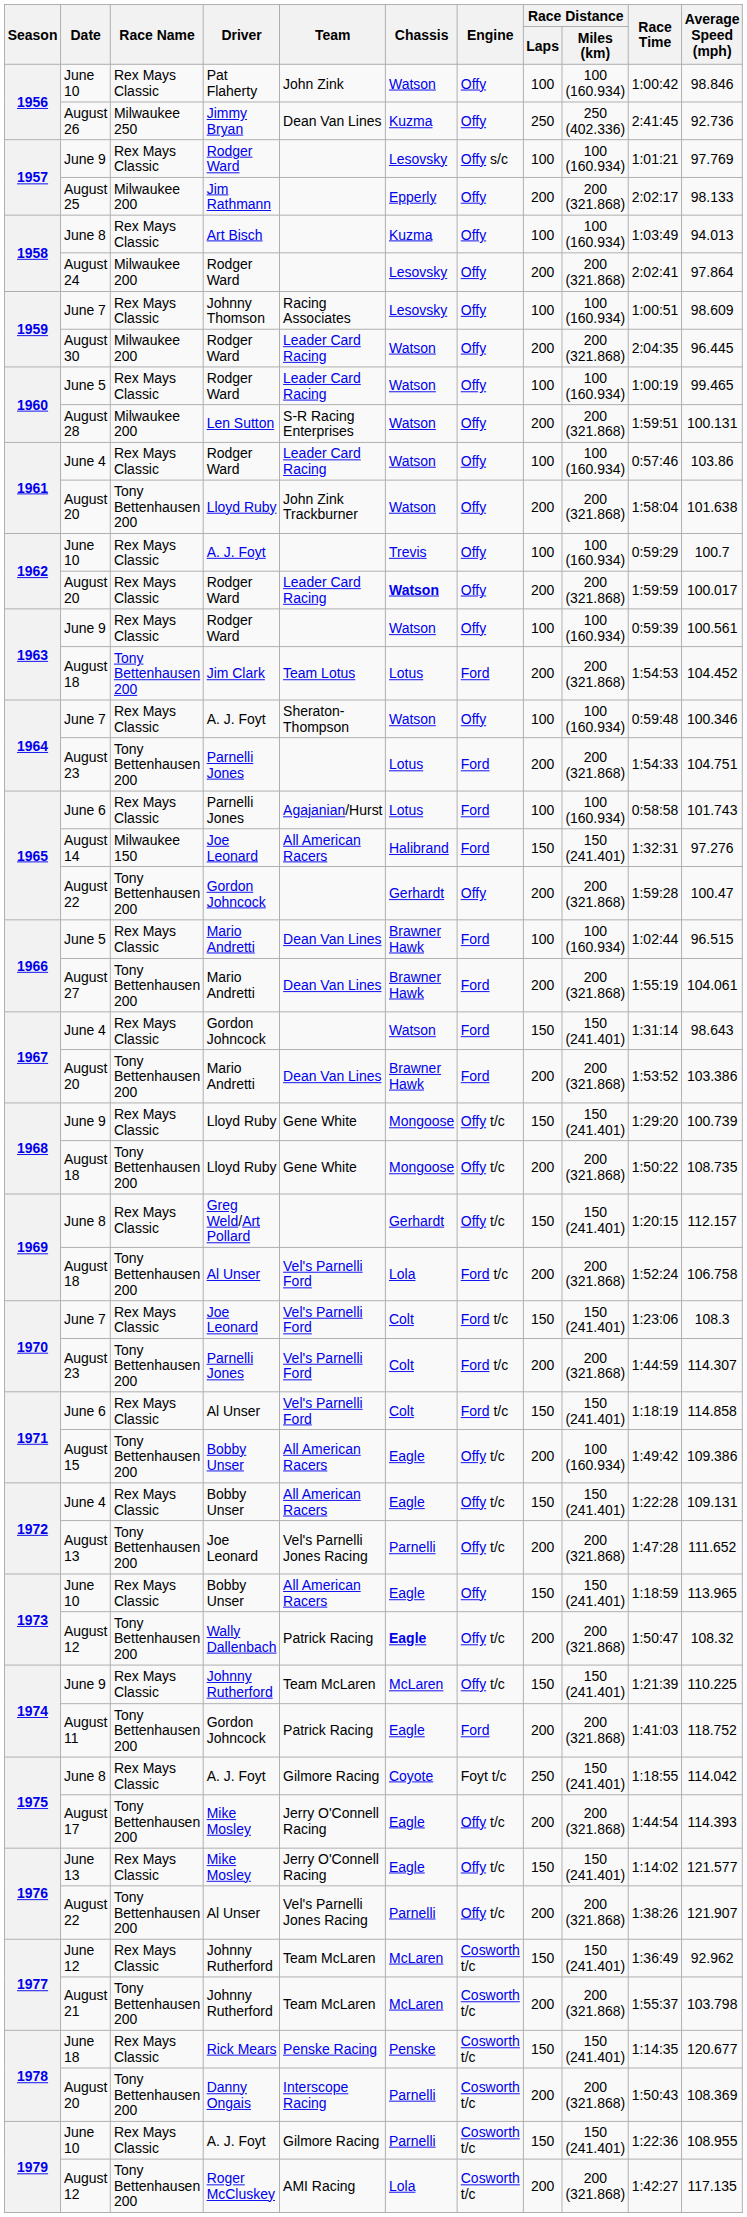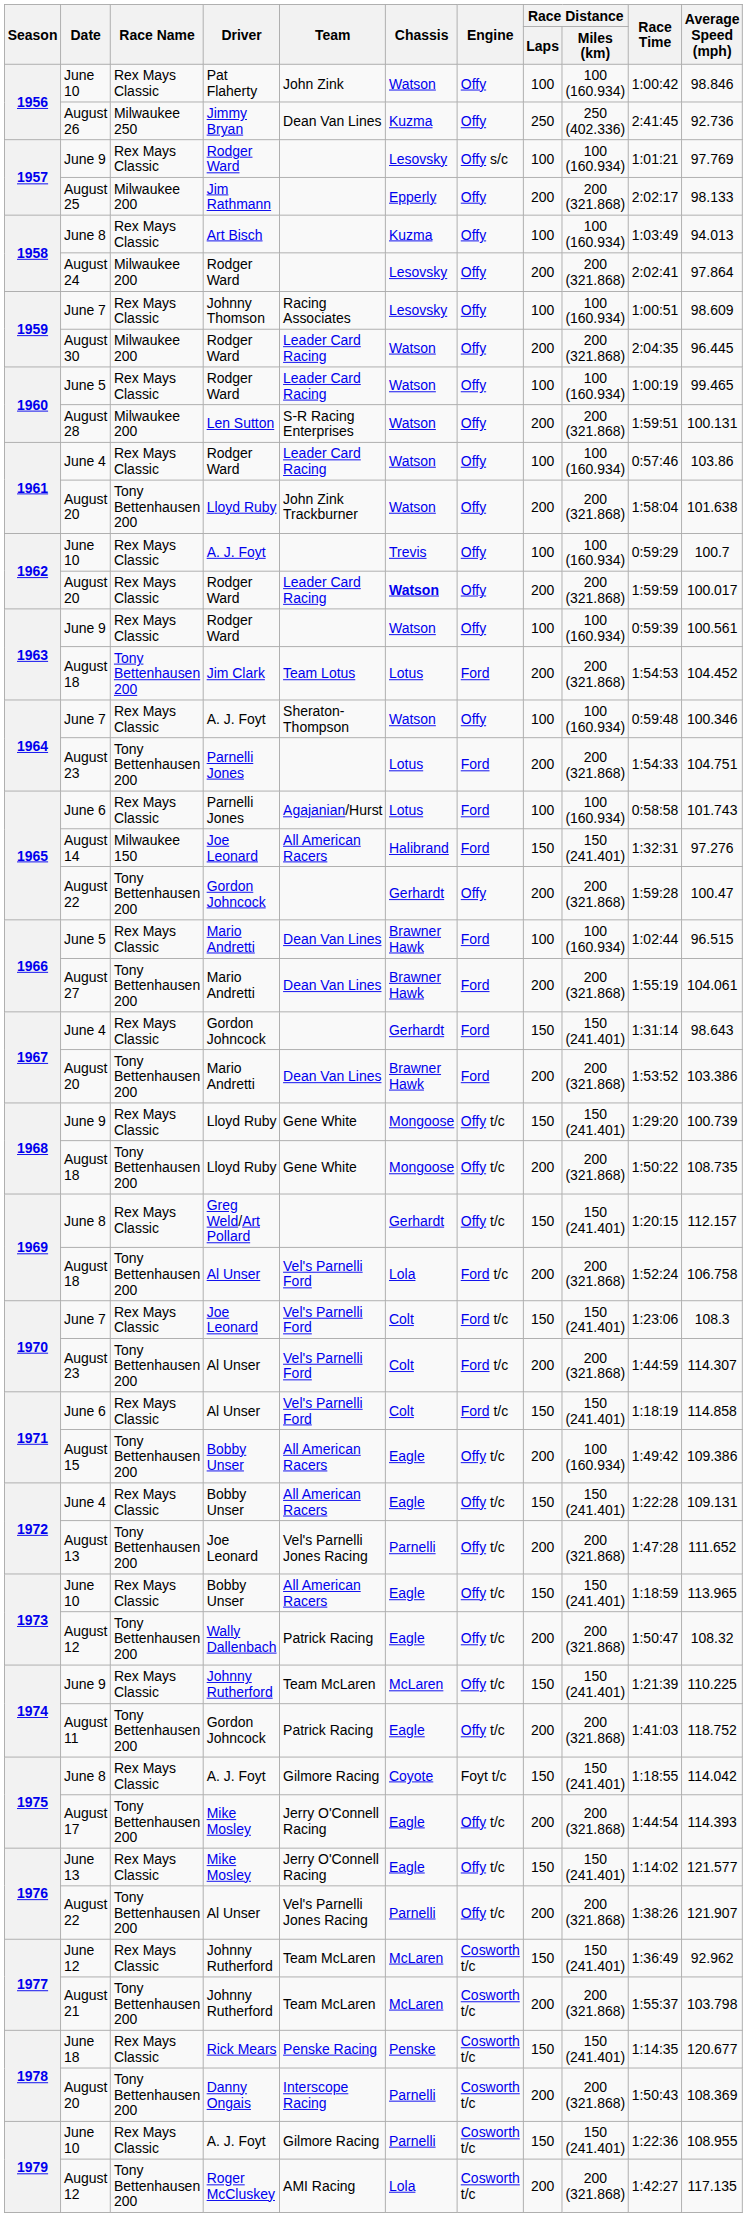(412, 1031) Watson -> (417, 1031) Gerhardt
(230, 1365) Parnelli Jones -> (233, 1365) Al Unser
(473, 1593) Offy -> (483, 1593) Offy t/c
(408, 1639) bold -> (407, 1639) normal
(475, 1730) Ford -> (483, 1730) Offy t/c
(543, 1776) 250 -> (543, 1776) 150
